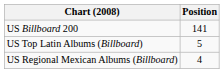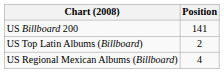(200, 44) 5 -> (200, 44) 2
